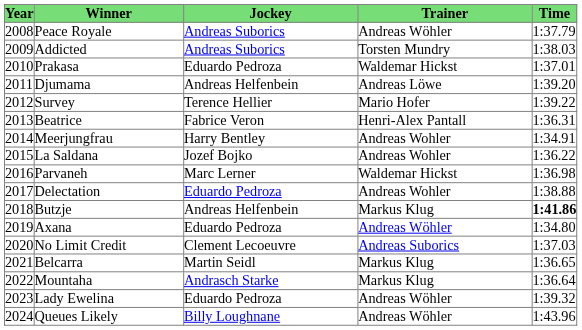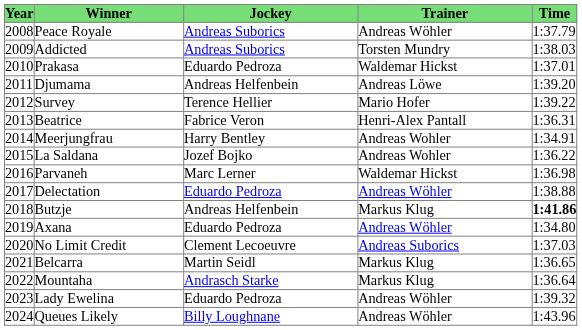(404, 191) Andreas Wohler -> (405, 191) Andreas Wöhler
